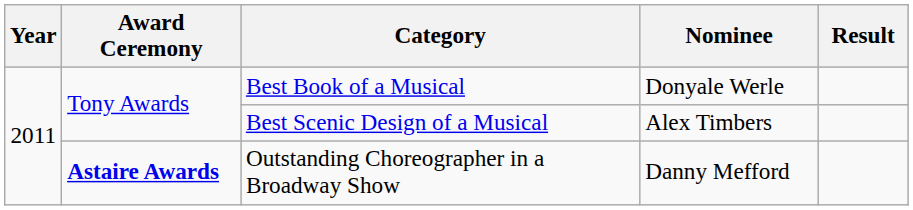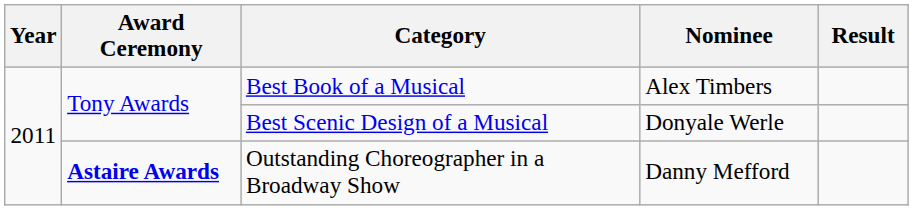(715, 85) Donyale Werle -> (709, 85) Alex Timbers
(709, 122) Alex Timbers -> (715, 122) Donyale Werle
